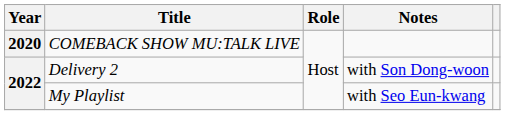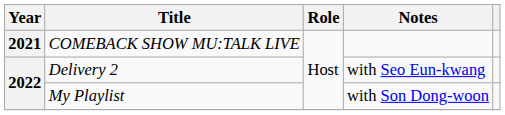(25, 43) 2020 -> (25, 43) 2021
(418, 69) with Son Dong-woon -> (416, 69) with Seo Eun-kwang
(416, 95) with Seo Eun-kwang -> (418, 95) with Son Dong-woon
